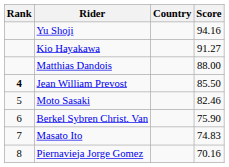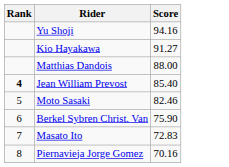- column: (172, 13)
(209, 83) 85.50 -> (166, 83) 85.40
(209, 136) 74.83 -> (166, 136) 72.83
